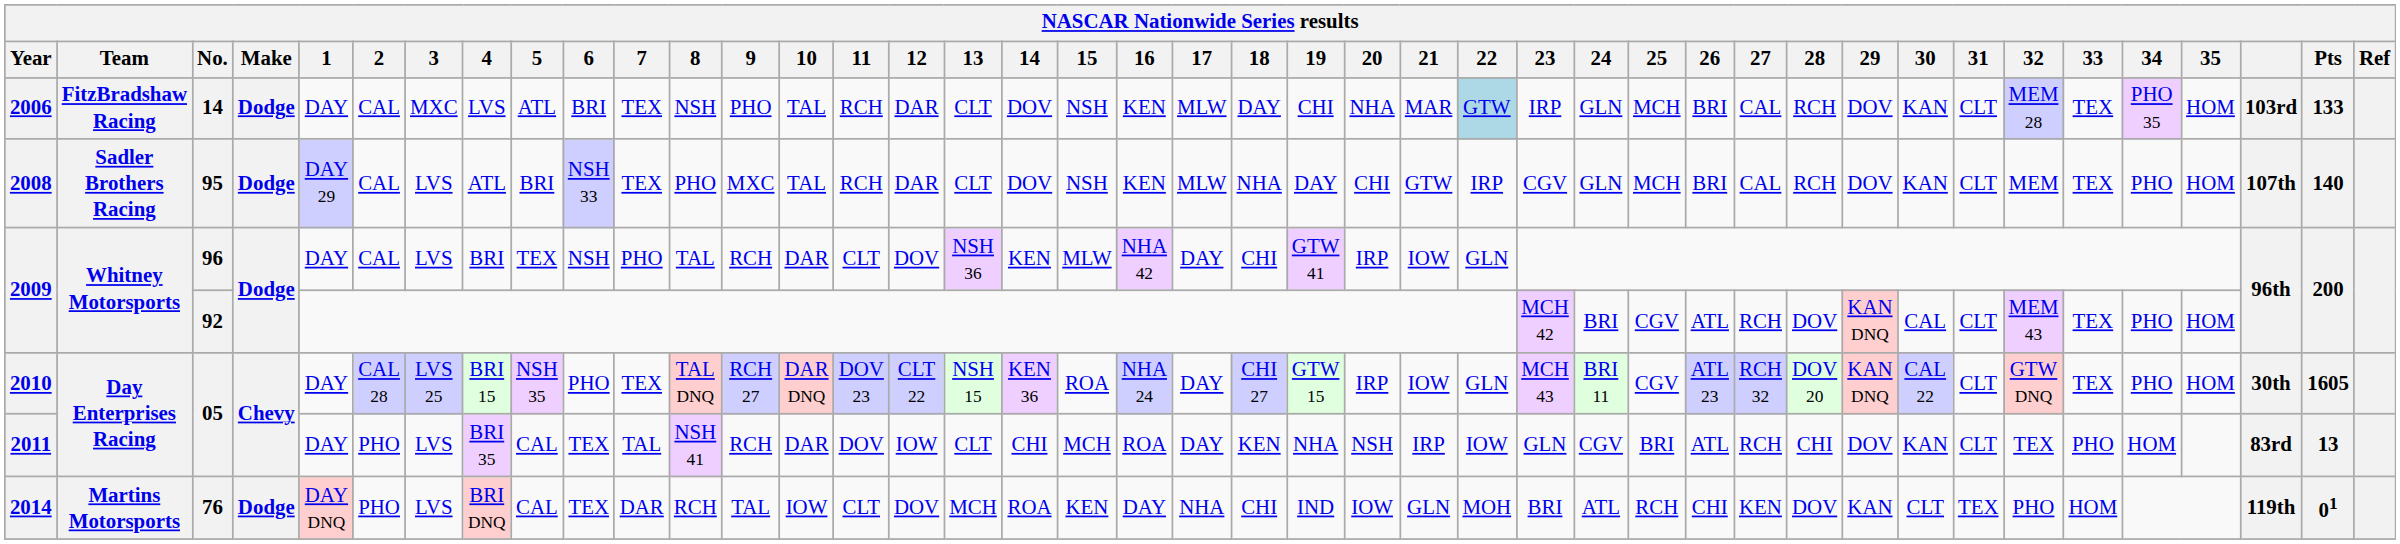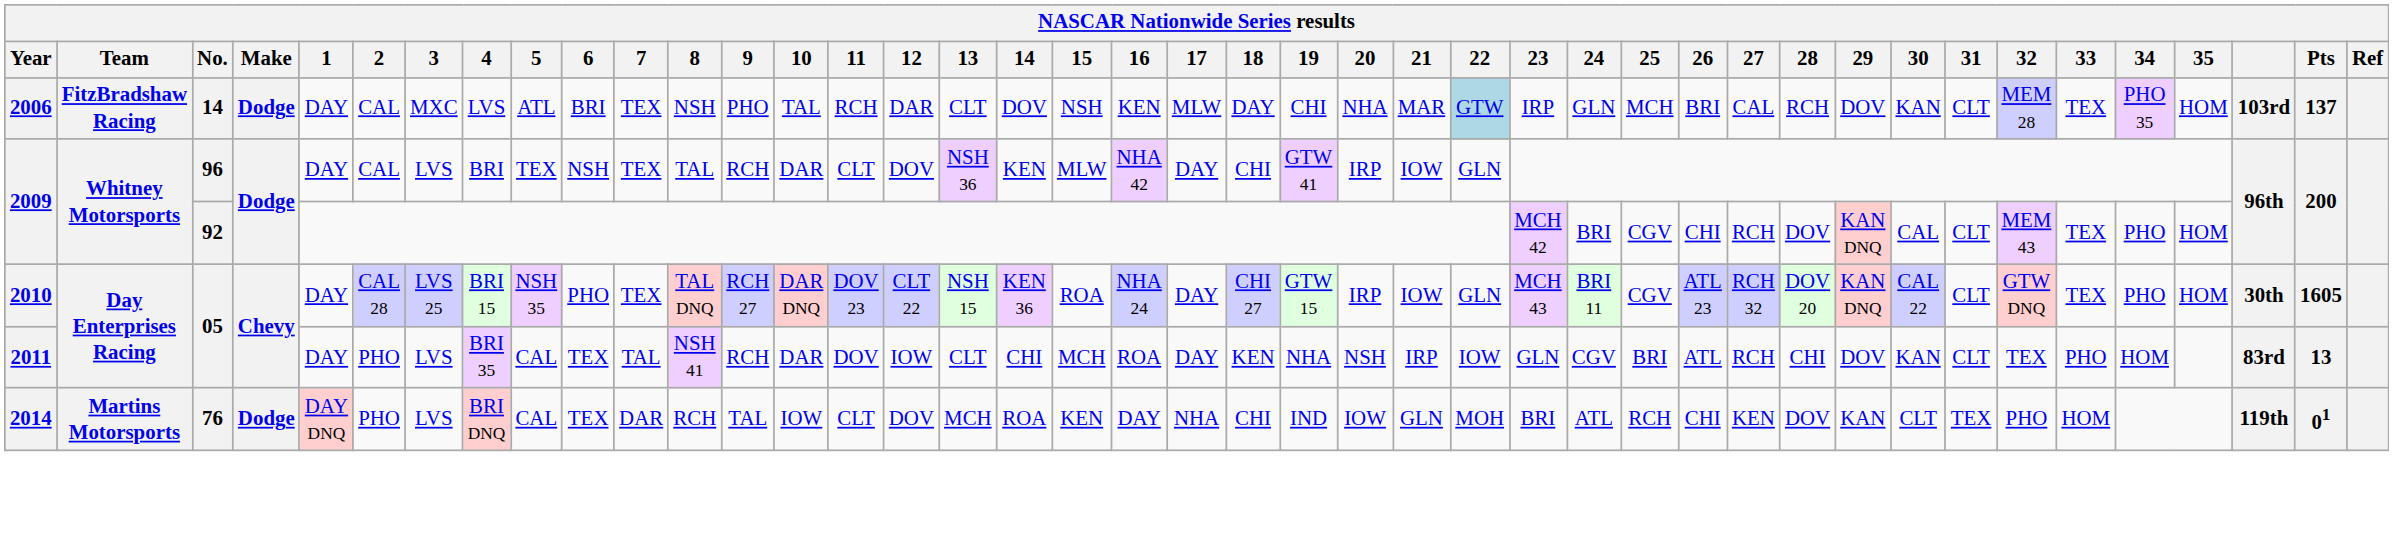(2328, 107) 133 -> (2321, 107) 137
- row: (31, 183)
(642, 258) PHO -> (641, 170) TEX
(1710, 320) ATL -> (1703, 232) CHI
